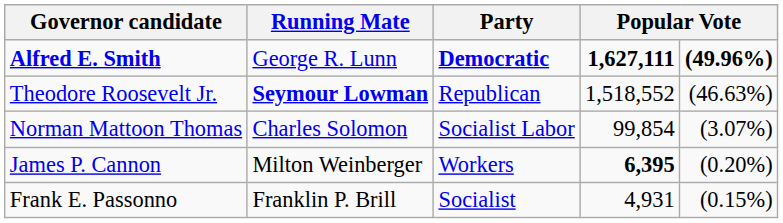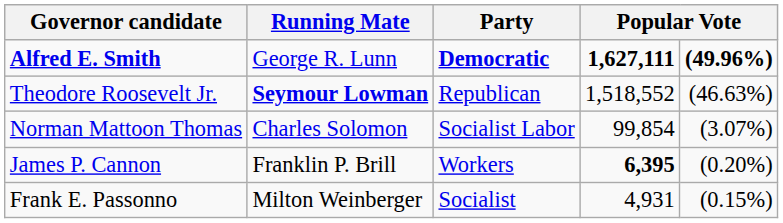(337, 164) Milton Weinberger -> (324, 164) Franklin P. Brill
(324, 199) Franklin P. Brill -> (337, 199) Milton Weinberger
